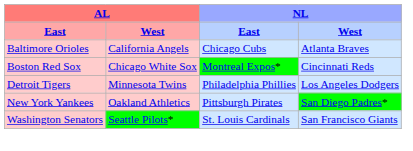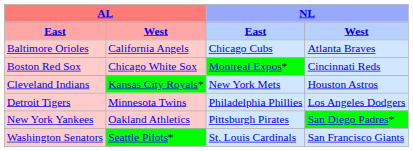+ row: (48, 84)
